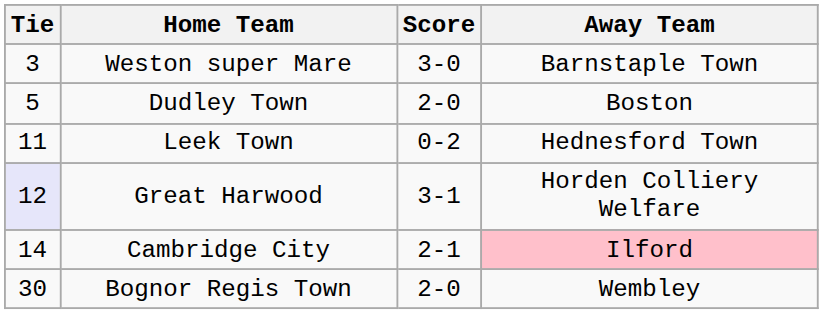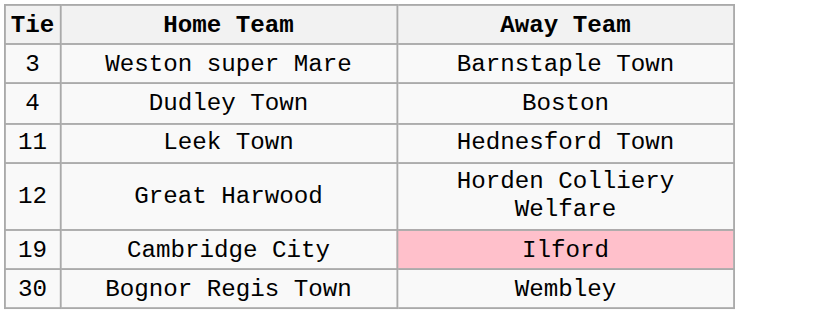- column: (439, 25)
(32, 103) 5 -> (32, 103) 4
(32, 196) lavender background -> (32, 196) no background
(32, 250) 14 -> (32, 250) 19
